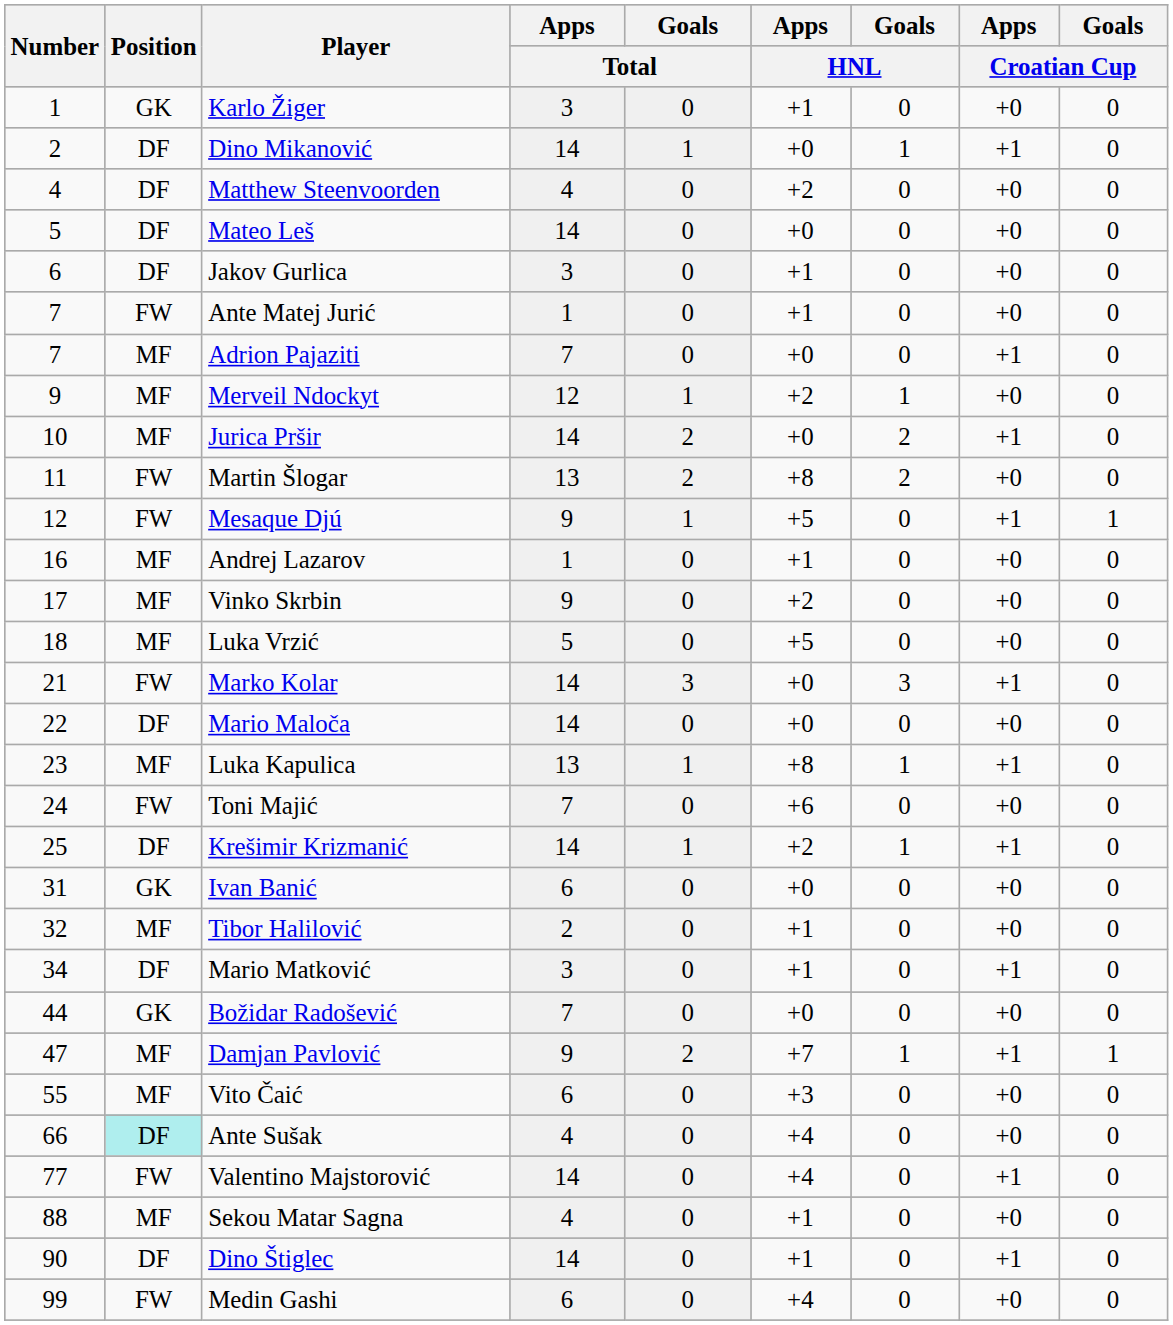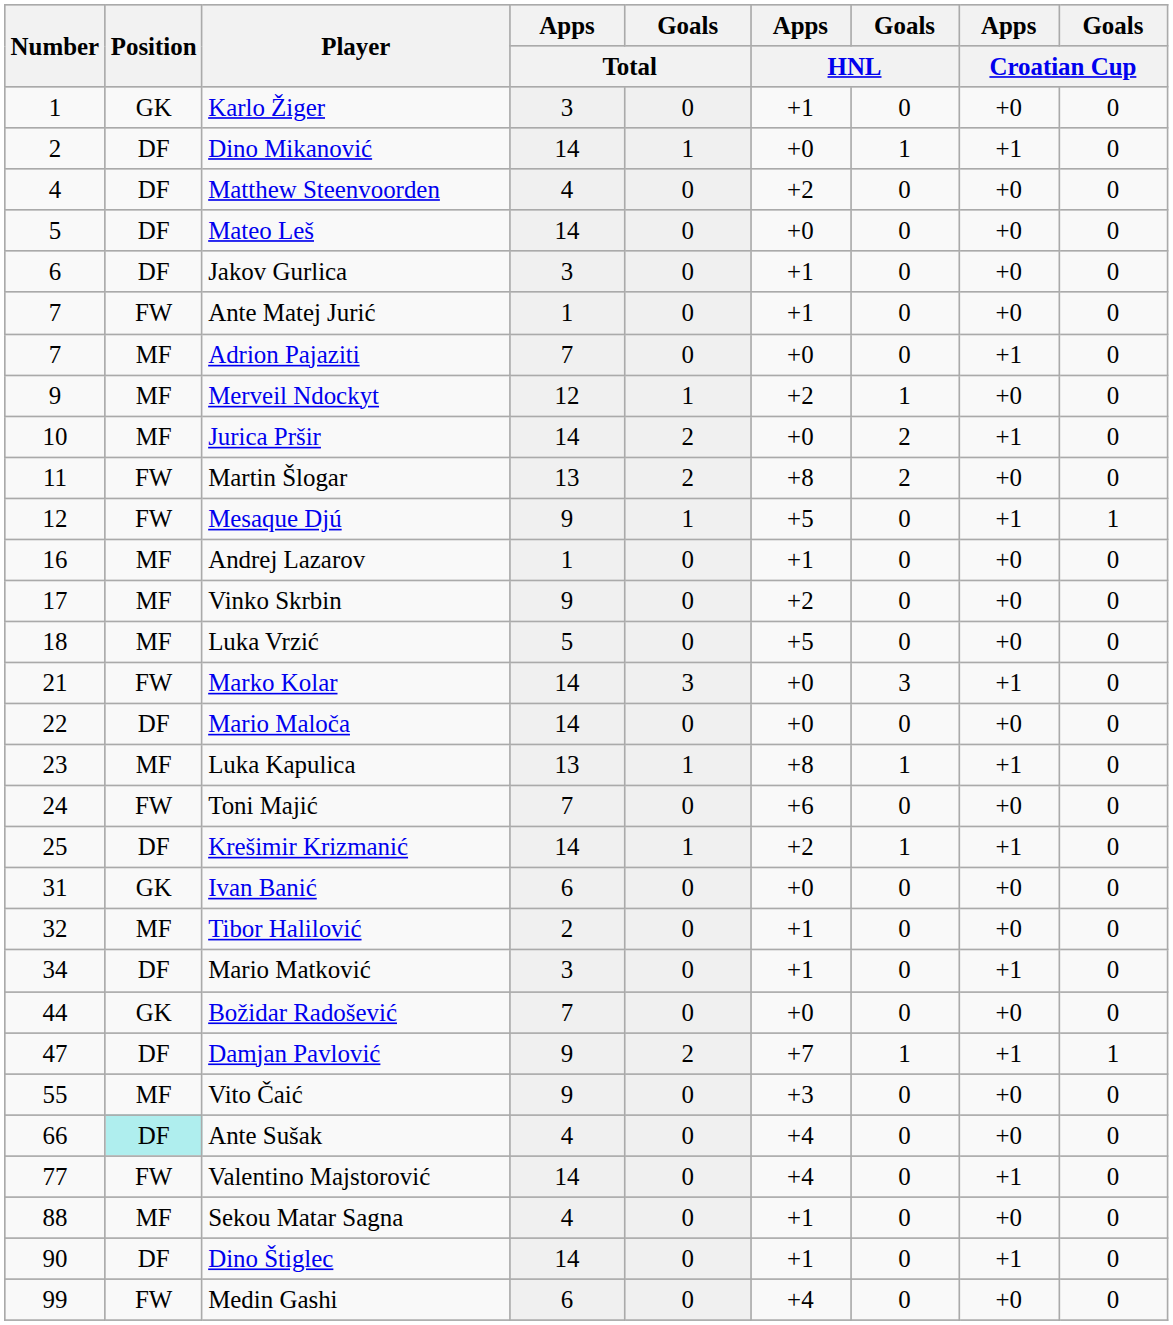(154, 1052) MF -> (154, 1052) DF
(567, 1093) 6 -> (567, 1093) 9
